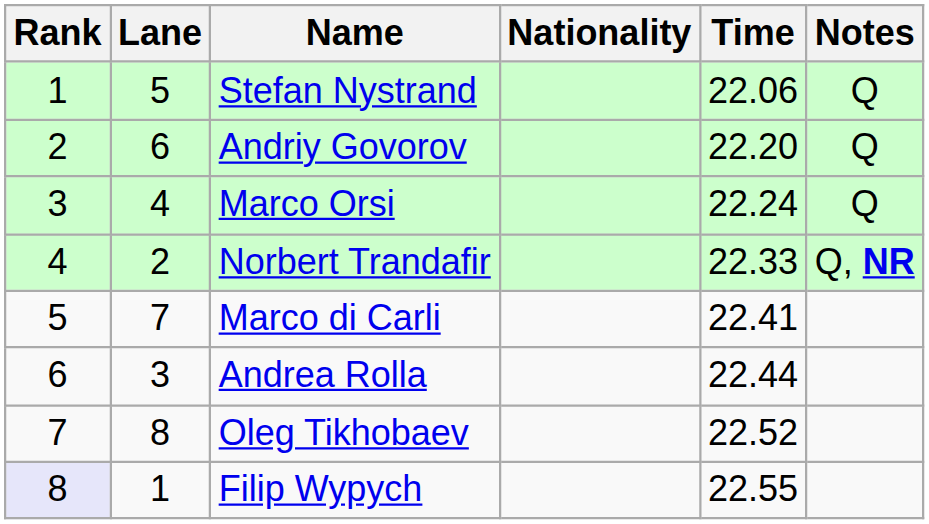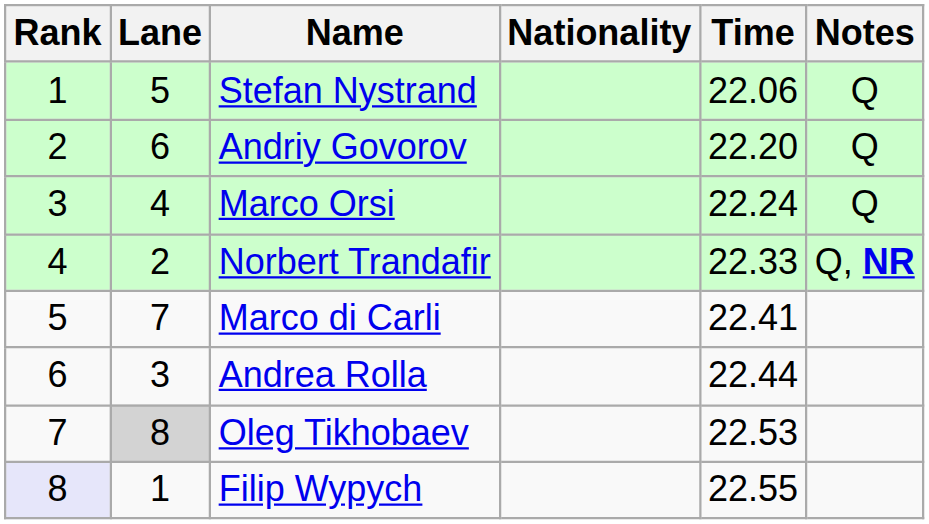(160, 432) no background -> (160, 432) lightgrey background
(753, 432) 22.52 -> (753, 432) 22.53
